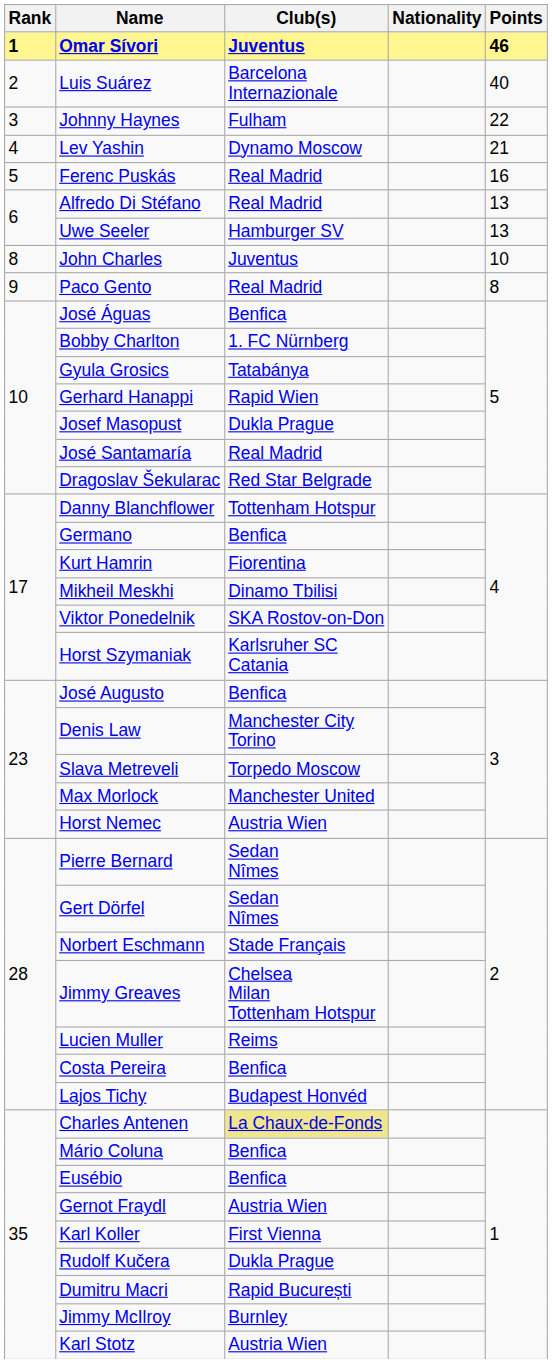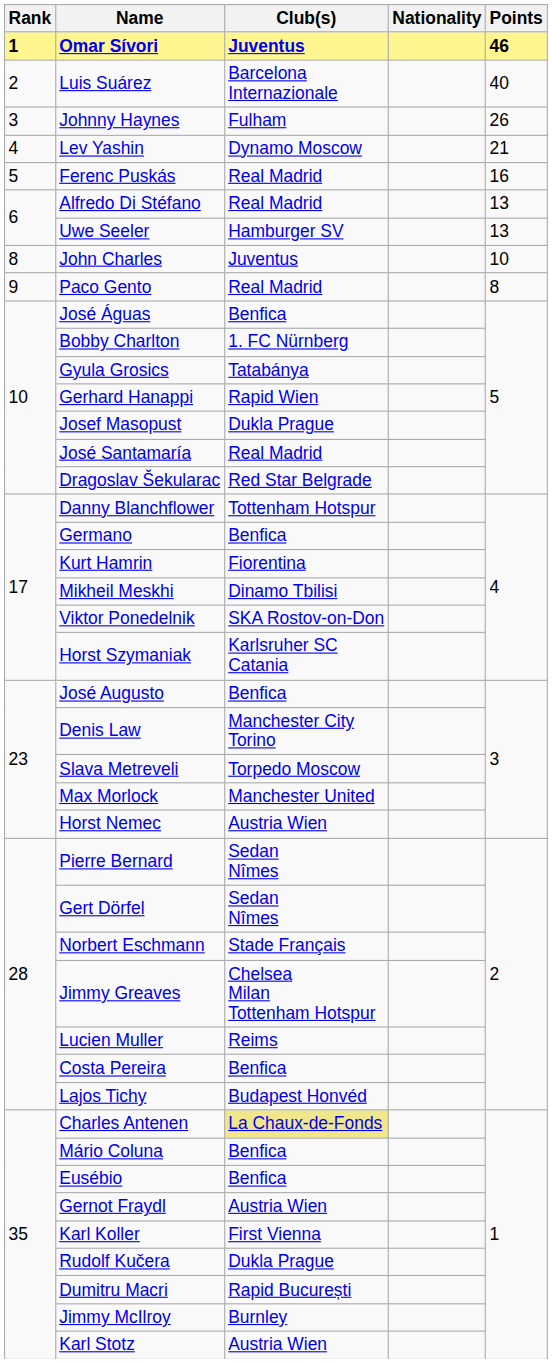(499, 120) 22 -> (499, 120) 26
